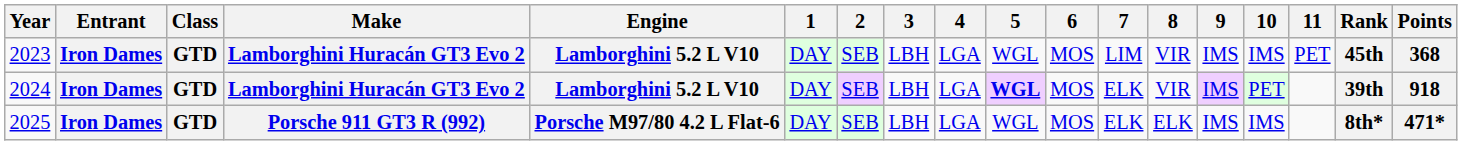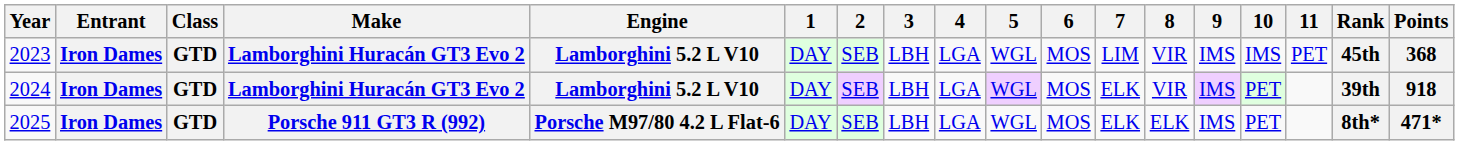(1015, 88) bold -> (1014, 88) normal
(1267, 121) IMS -> (1263, 121) PET
